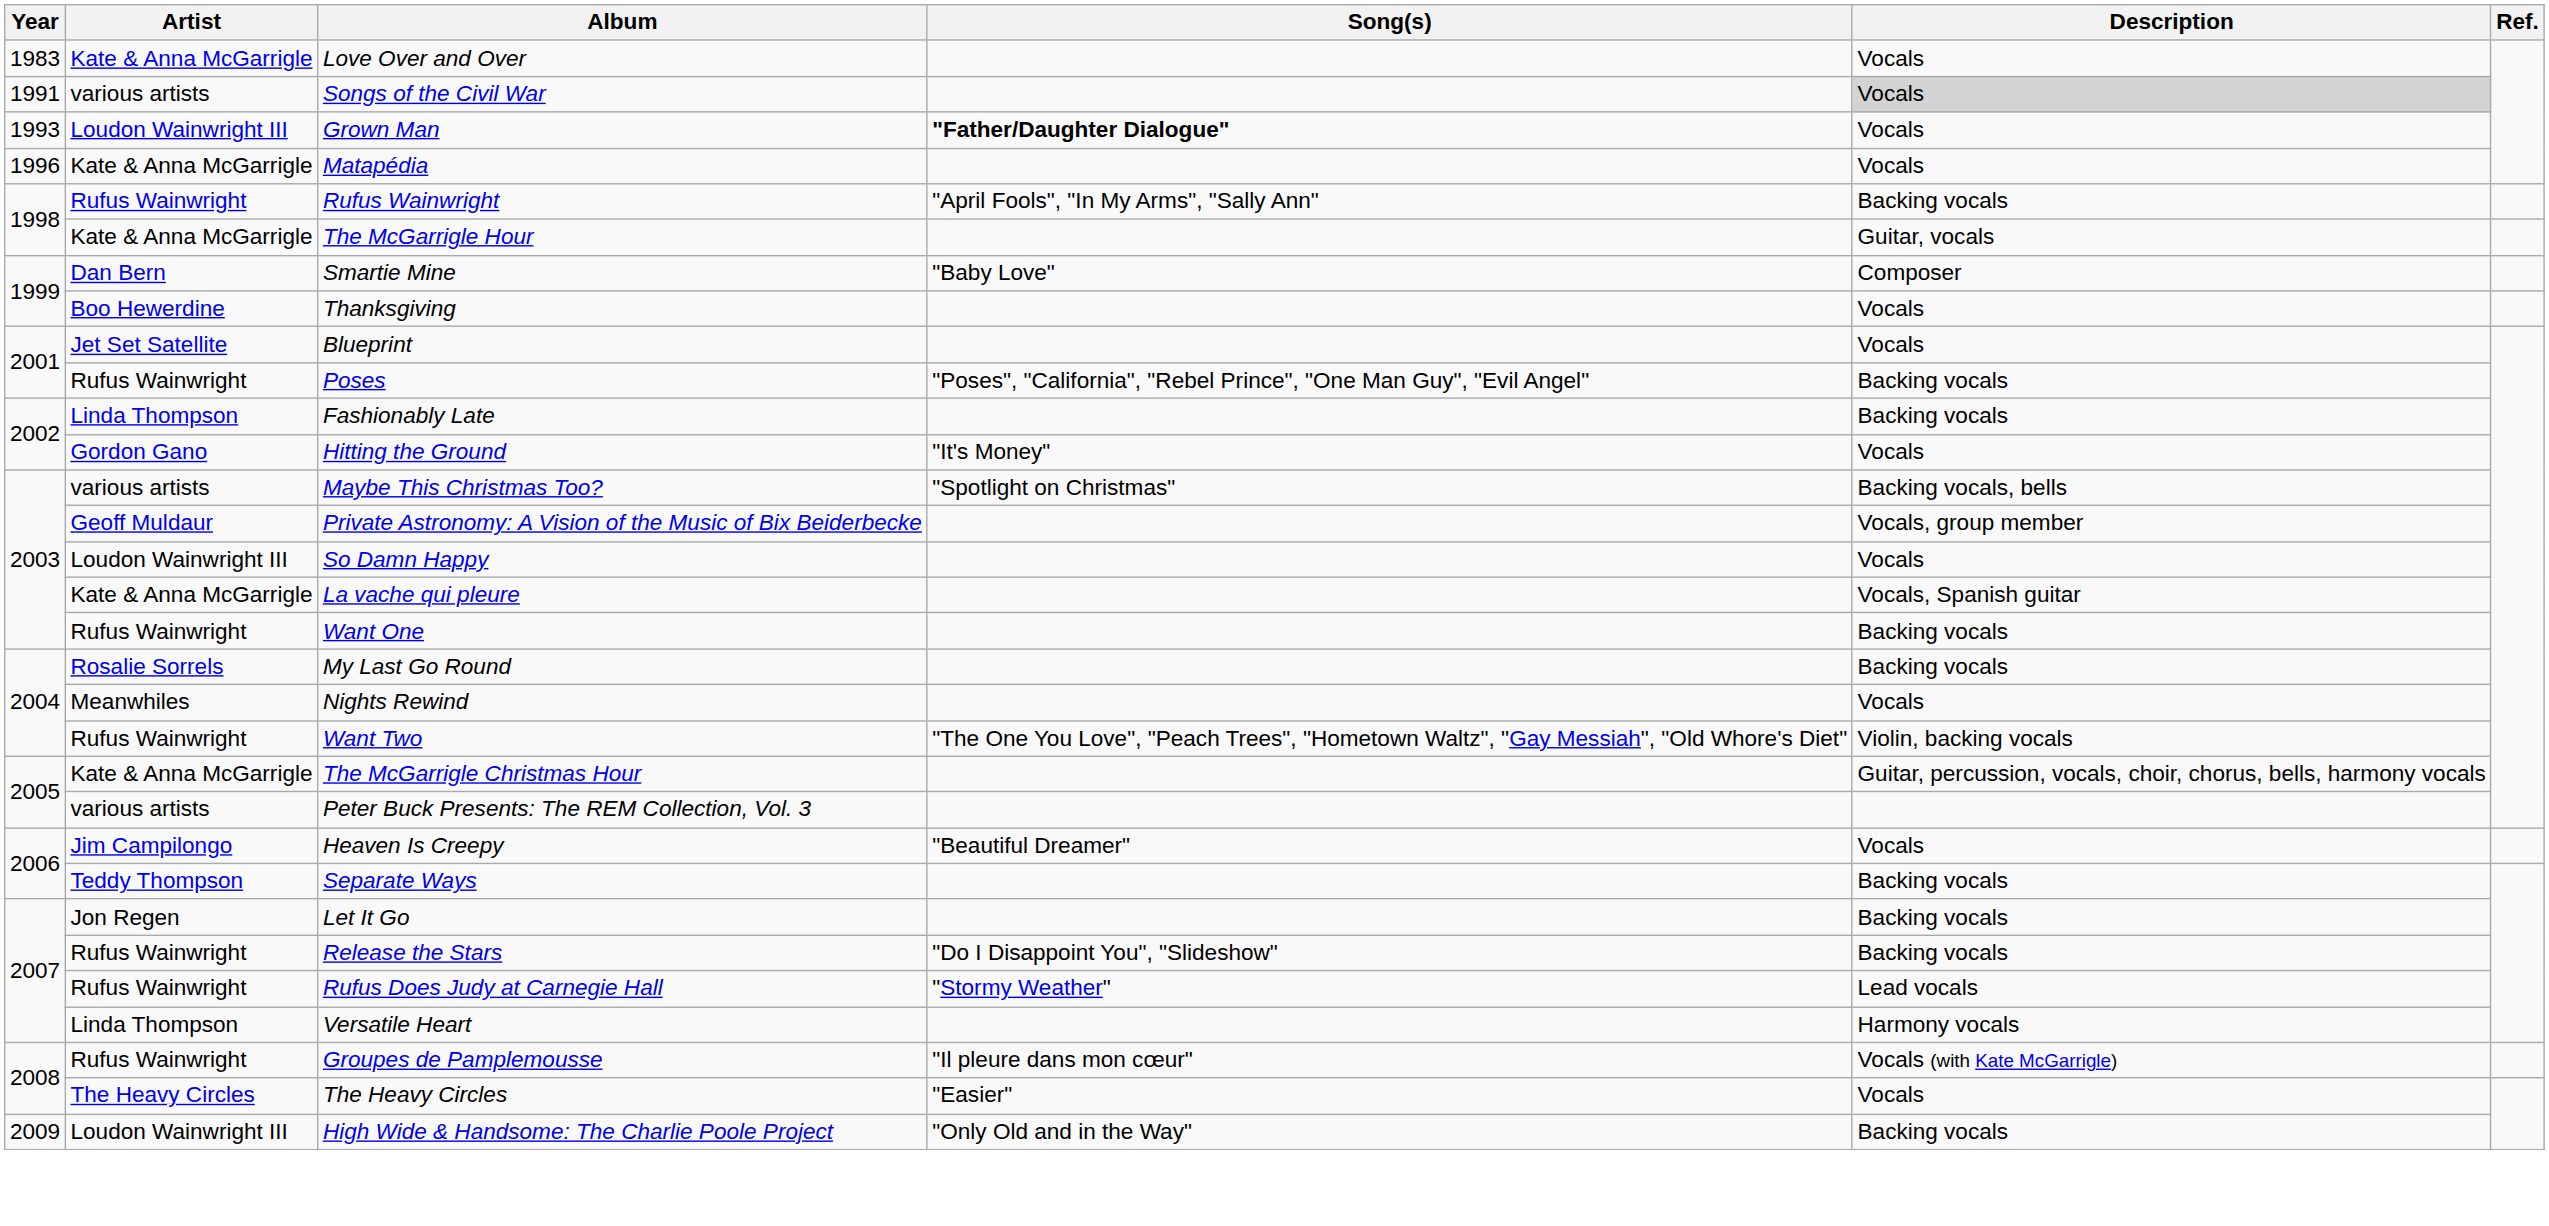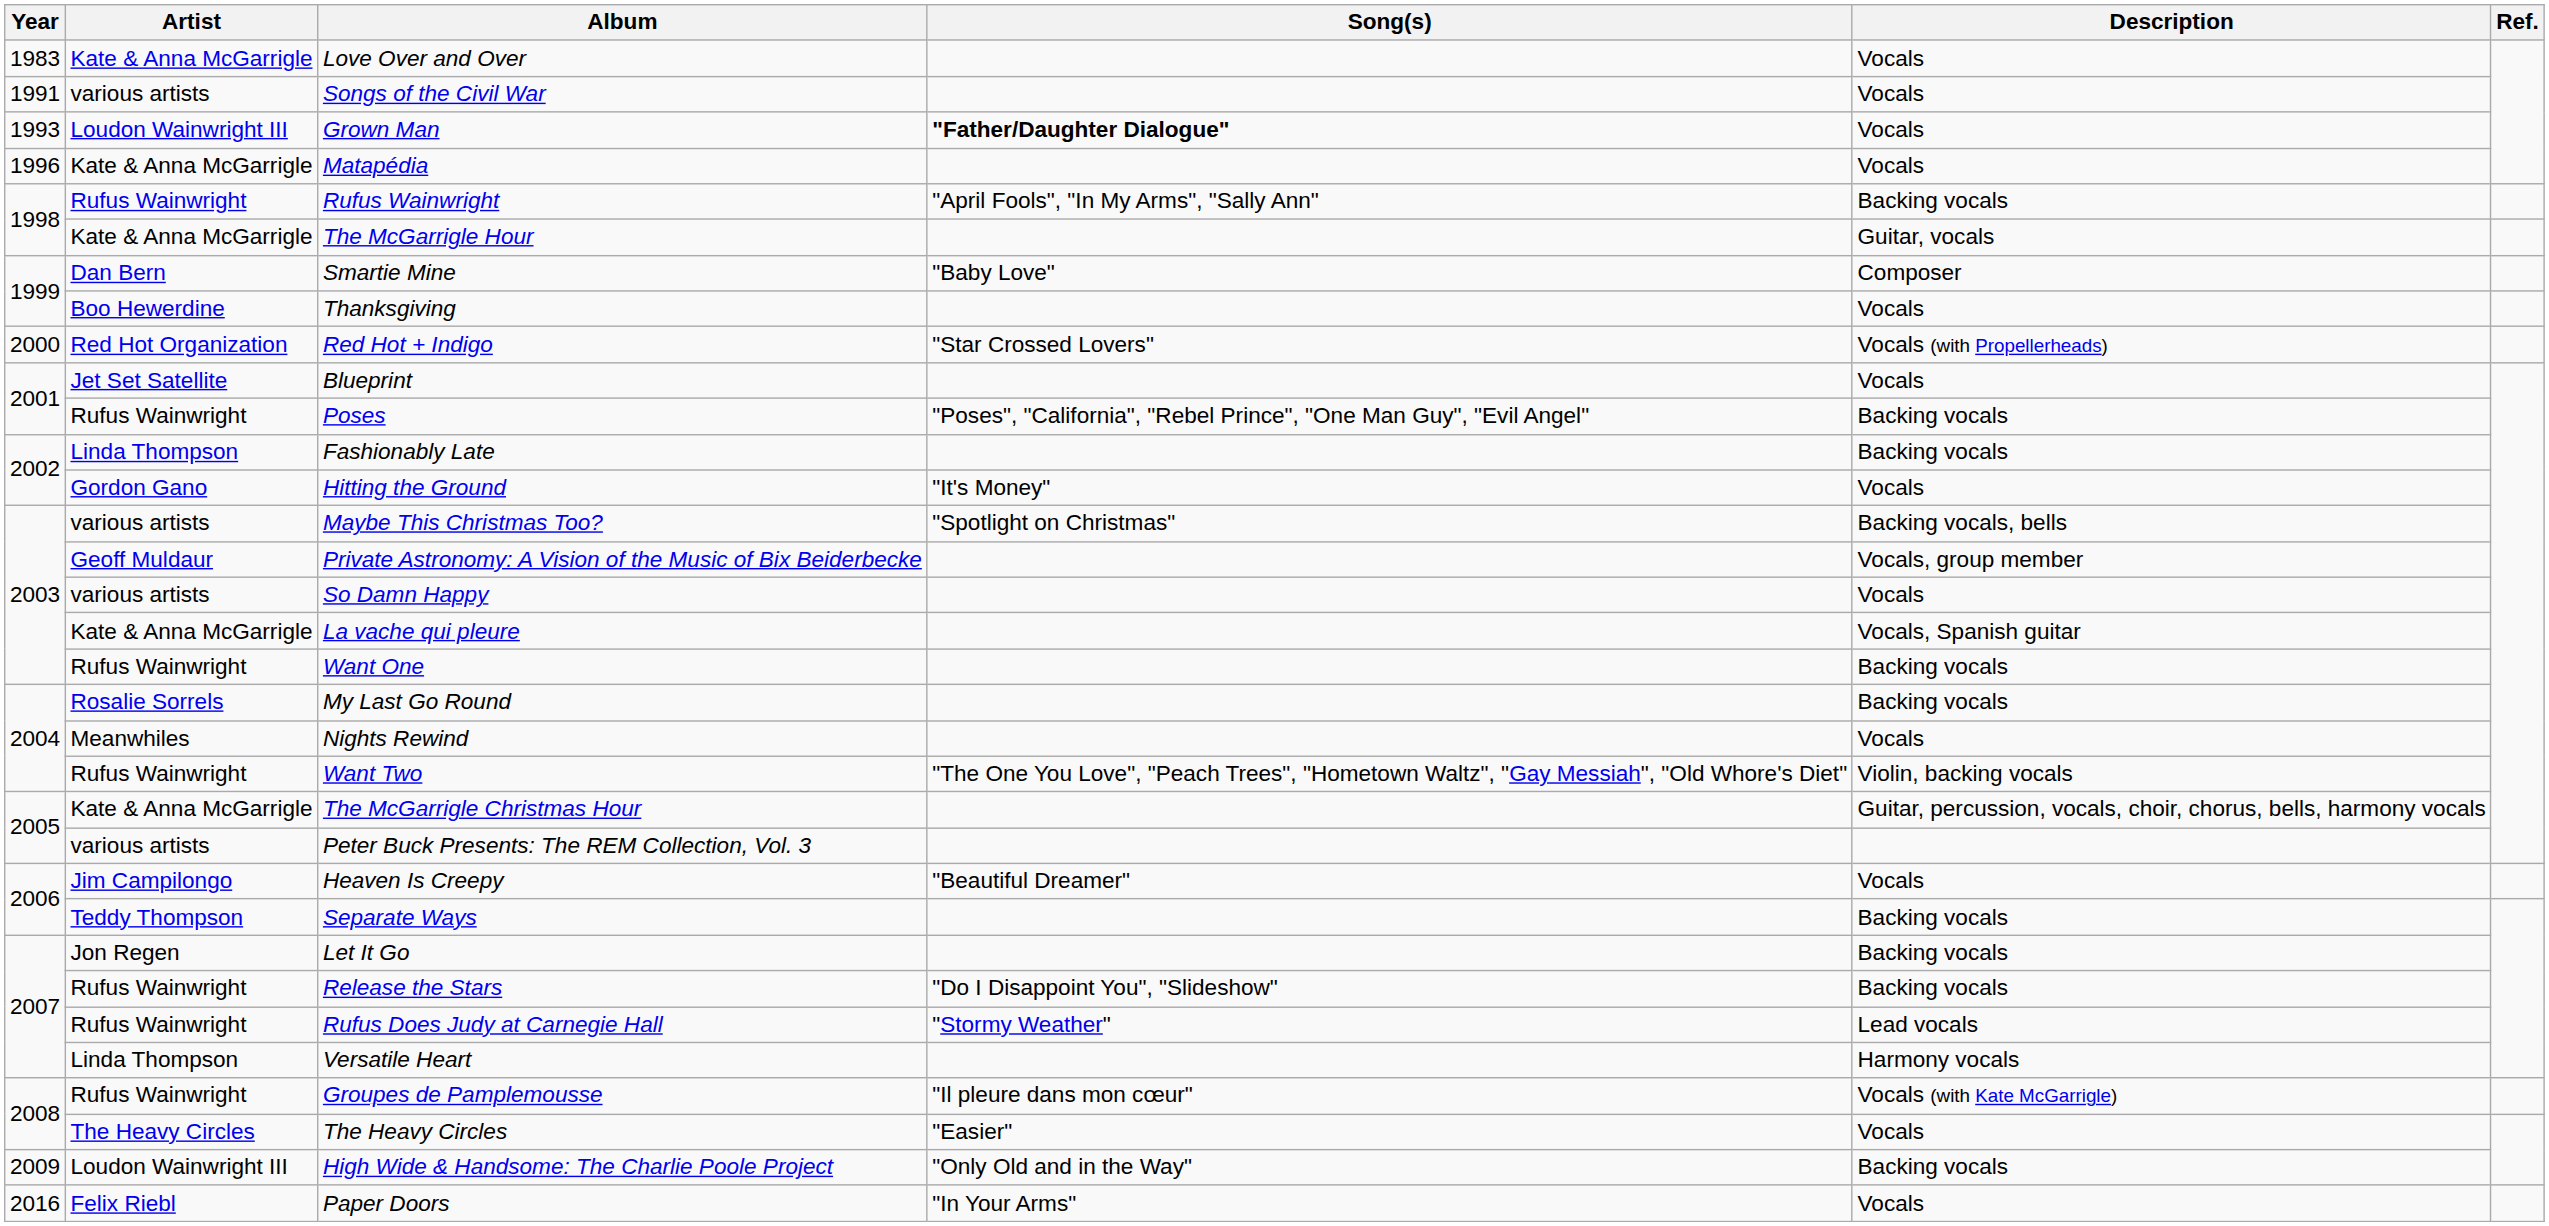(1891, 93) lightgrey background -> (1891, 93) no background
+ row: (408, 344)
(179, 559) Loudon Wainwright III -> (140, 594) various artists
+ row: (386, 1203)
